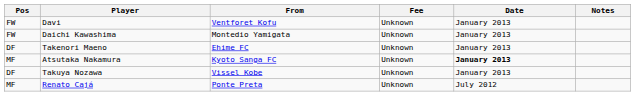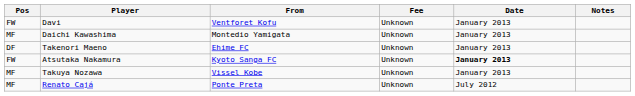(11, 36) FW -> (11, 36) MF
(11, 60) MF -> (11, 60) FW
(11, 73) DF -> (11, 73) MF
